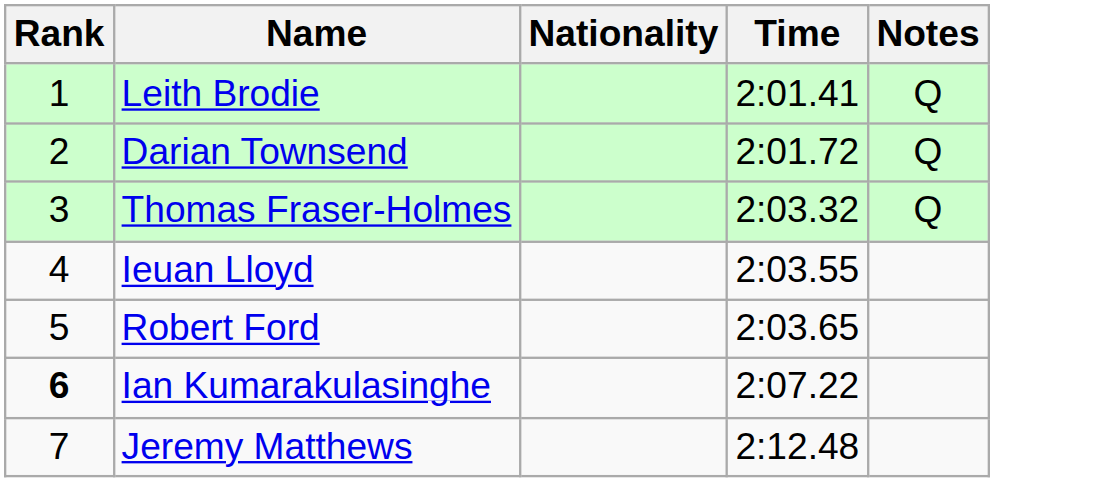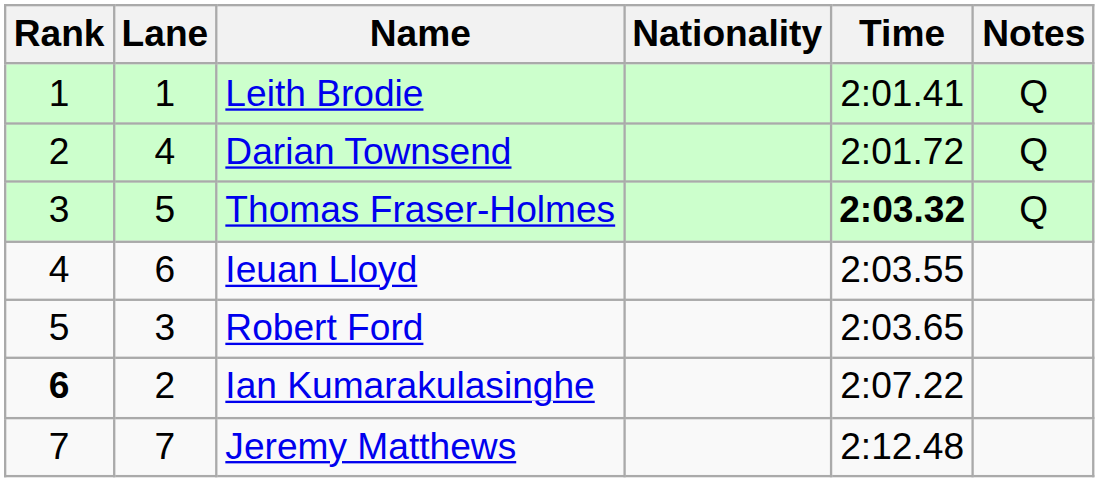+ column: (165, 33)
(797, 210) normal -> (902, 210) bold
